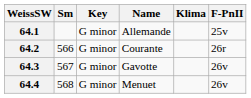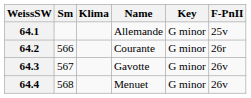columns swapped: (191, 13) <-> (98, 13)
